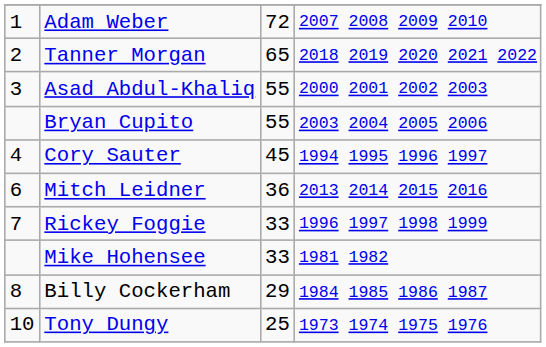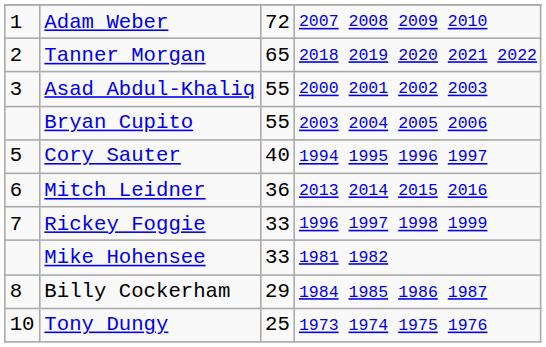(16, 156) 4 -> (16, 156) 5
(277, 156) 45 -> (277, 156) 40
